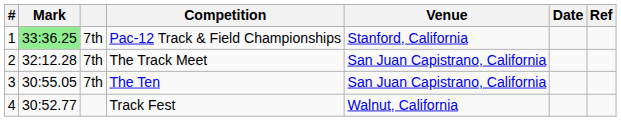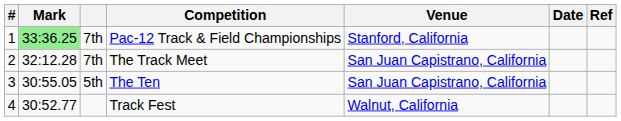(93, 82) 7th -> (93, 82) 5th
